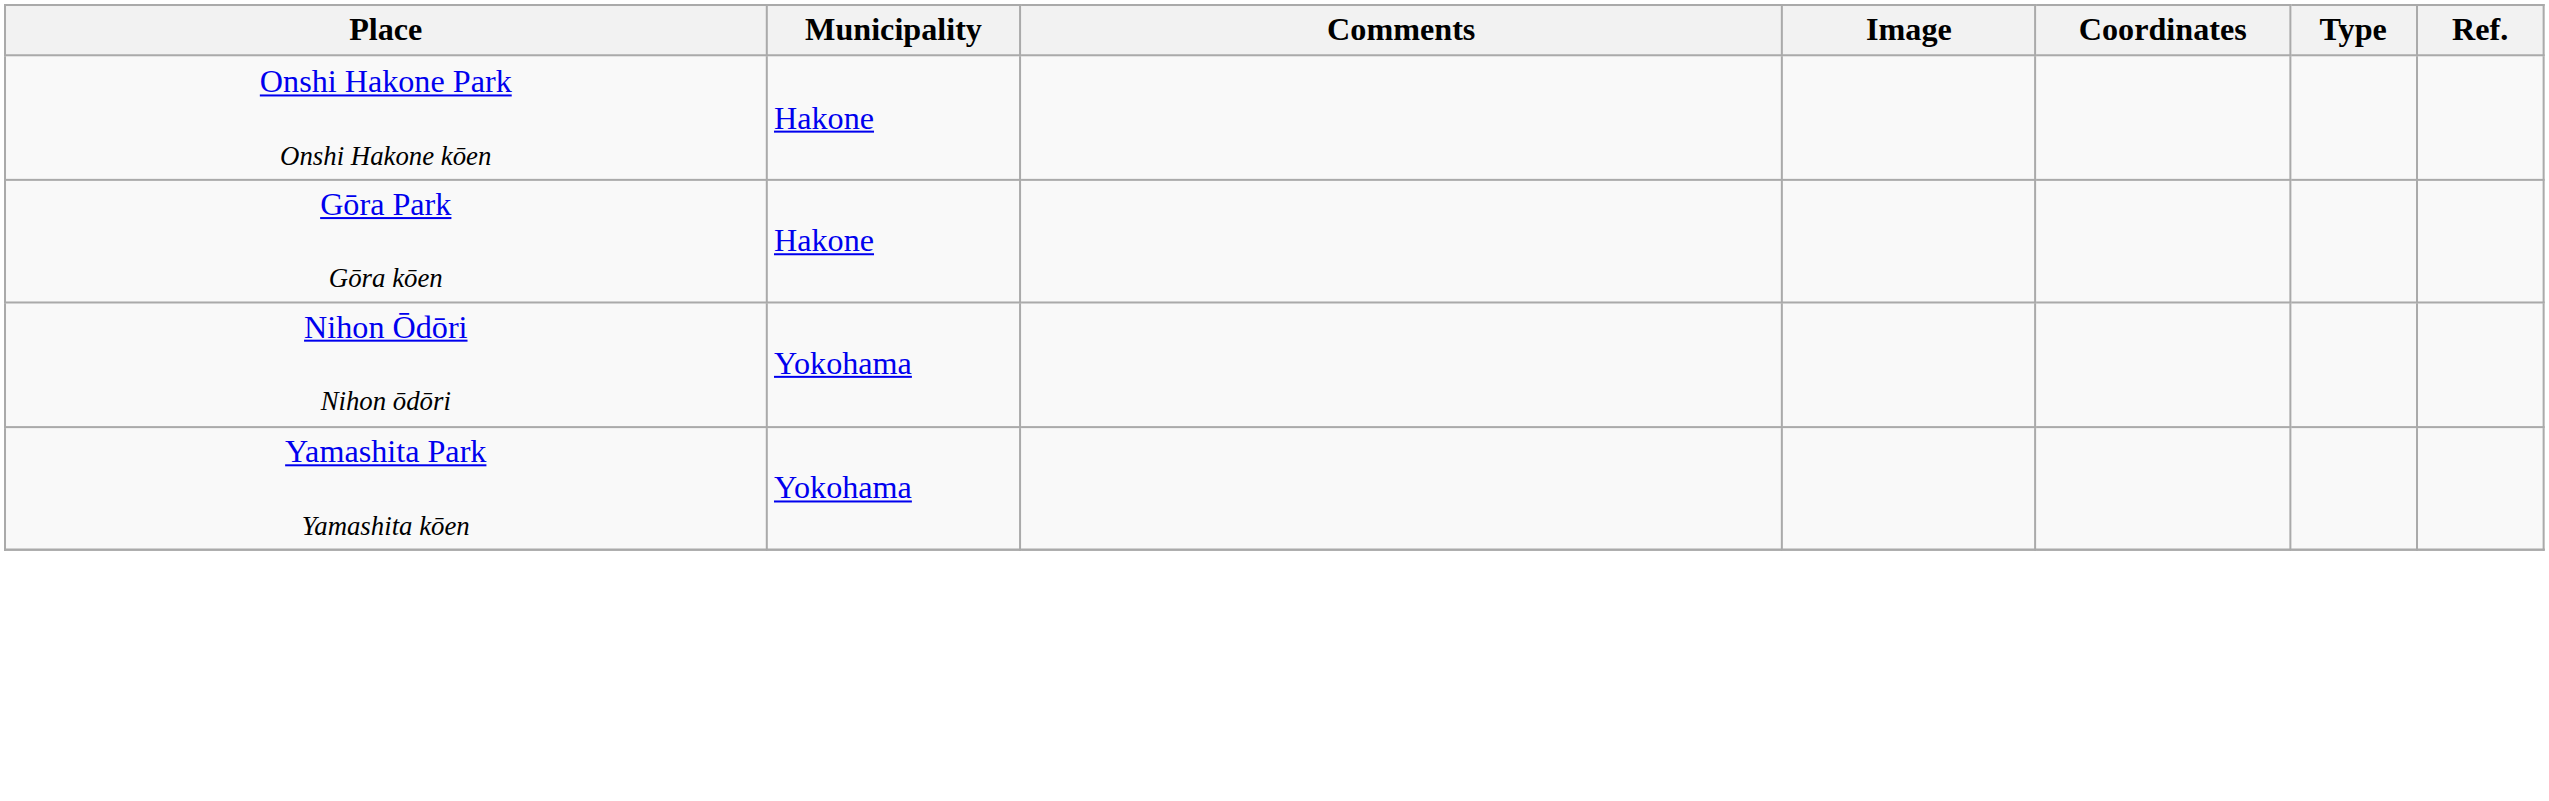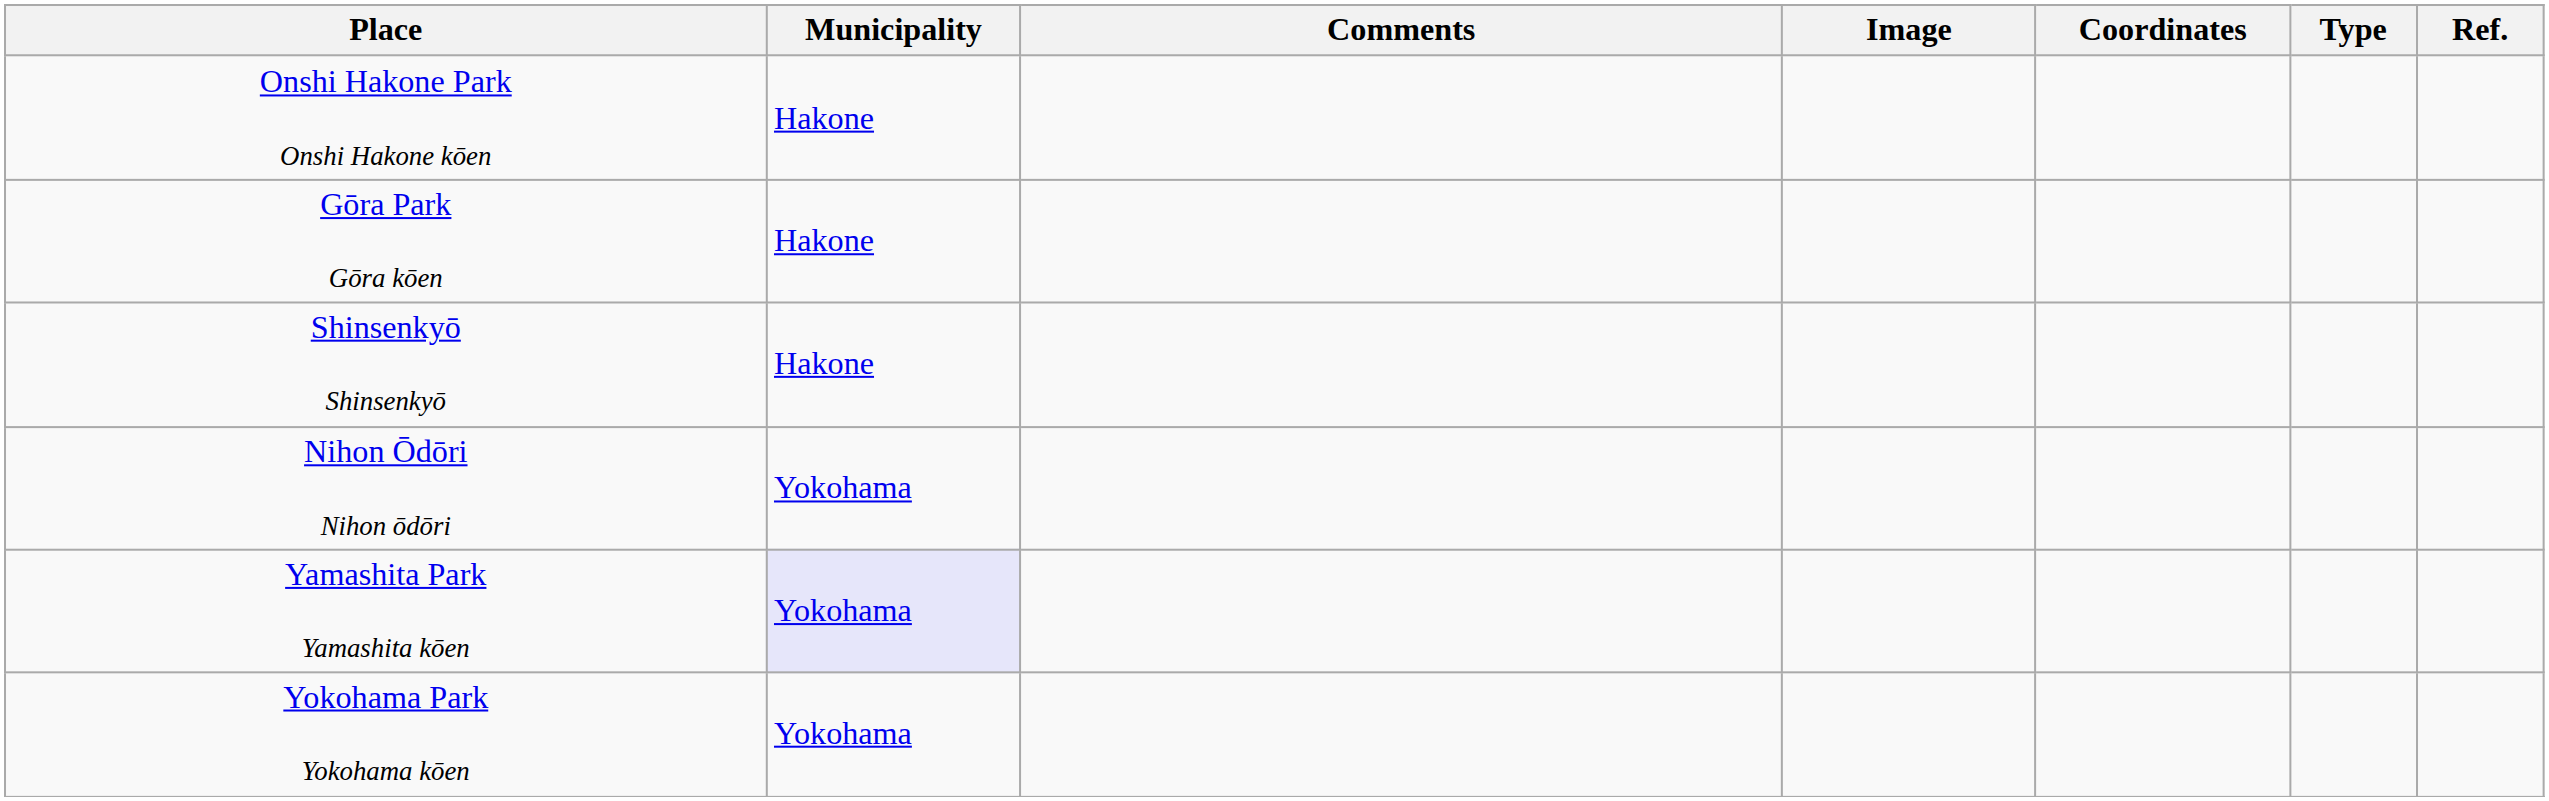+ row: (386, 363)
(843, 487) no background -> (843, 610) lavender background
+ row: (386, 734)
